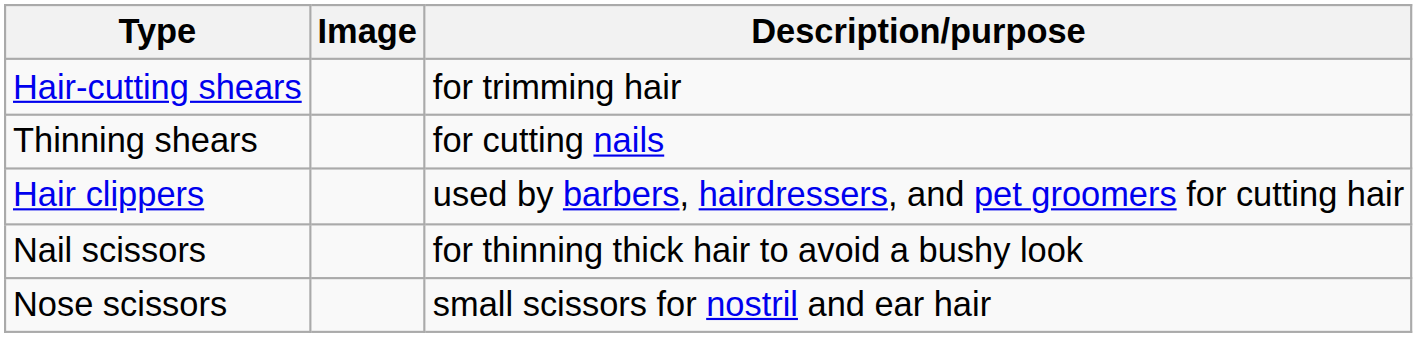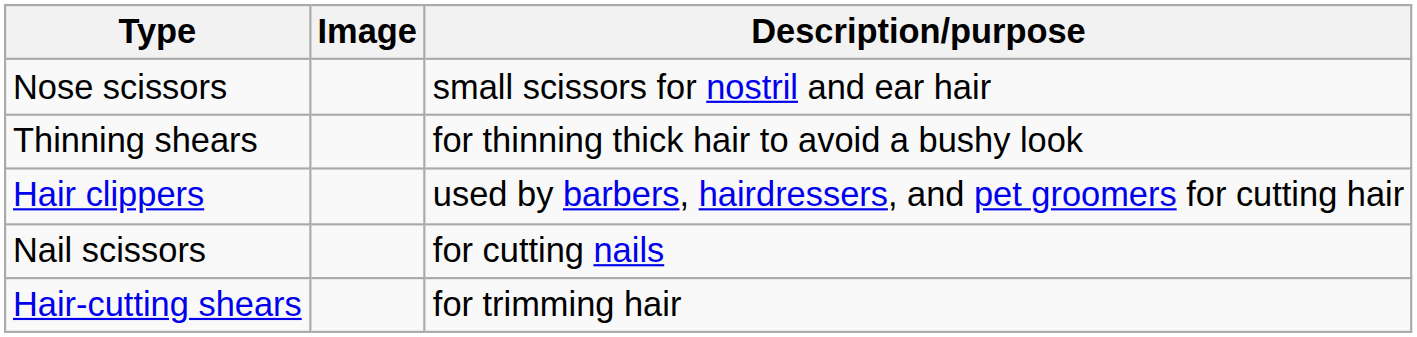rows swapped: (157, 86) <-> (120, 304)
(549, 140) for cutting nails -> (758, 140) for thinning thick hair to avoid a bushy look
(758, 250) for thinning thick hair to avoid a bushy look -> (549, 250) for cutting nails
